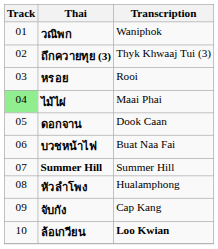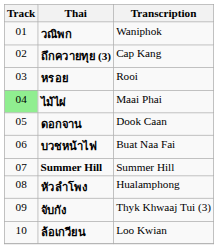(164, 53) Thyk Khwaaj Tui (3) -> (139, 53) Cap Kang
(139, 207) Cap Kang -> (164, 207) Thyk Khwaaj Tui (3)
(143, 230) bold -> (141, 230) normal
